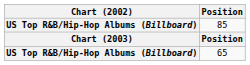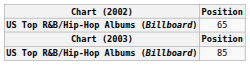rows swapped: (222, 53) <-> (222, 25)
